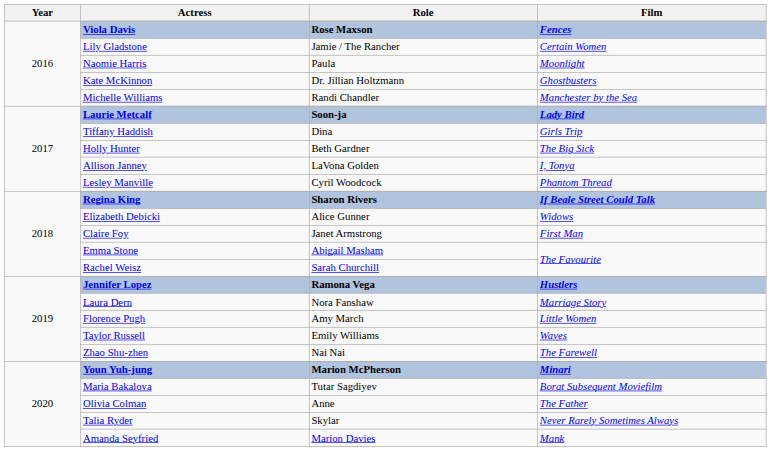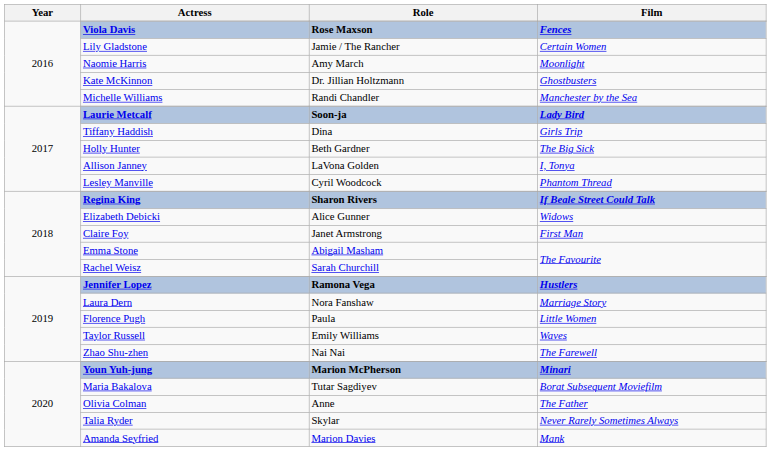(323, 64) Paula -> (337, 64) Amy March
(337, 319) Amy March -> (323, 319) Paula
